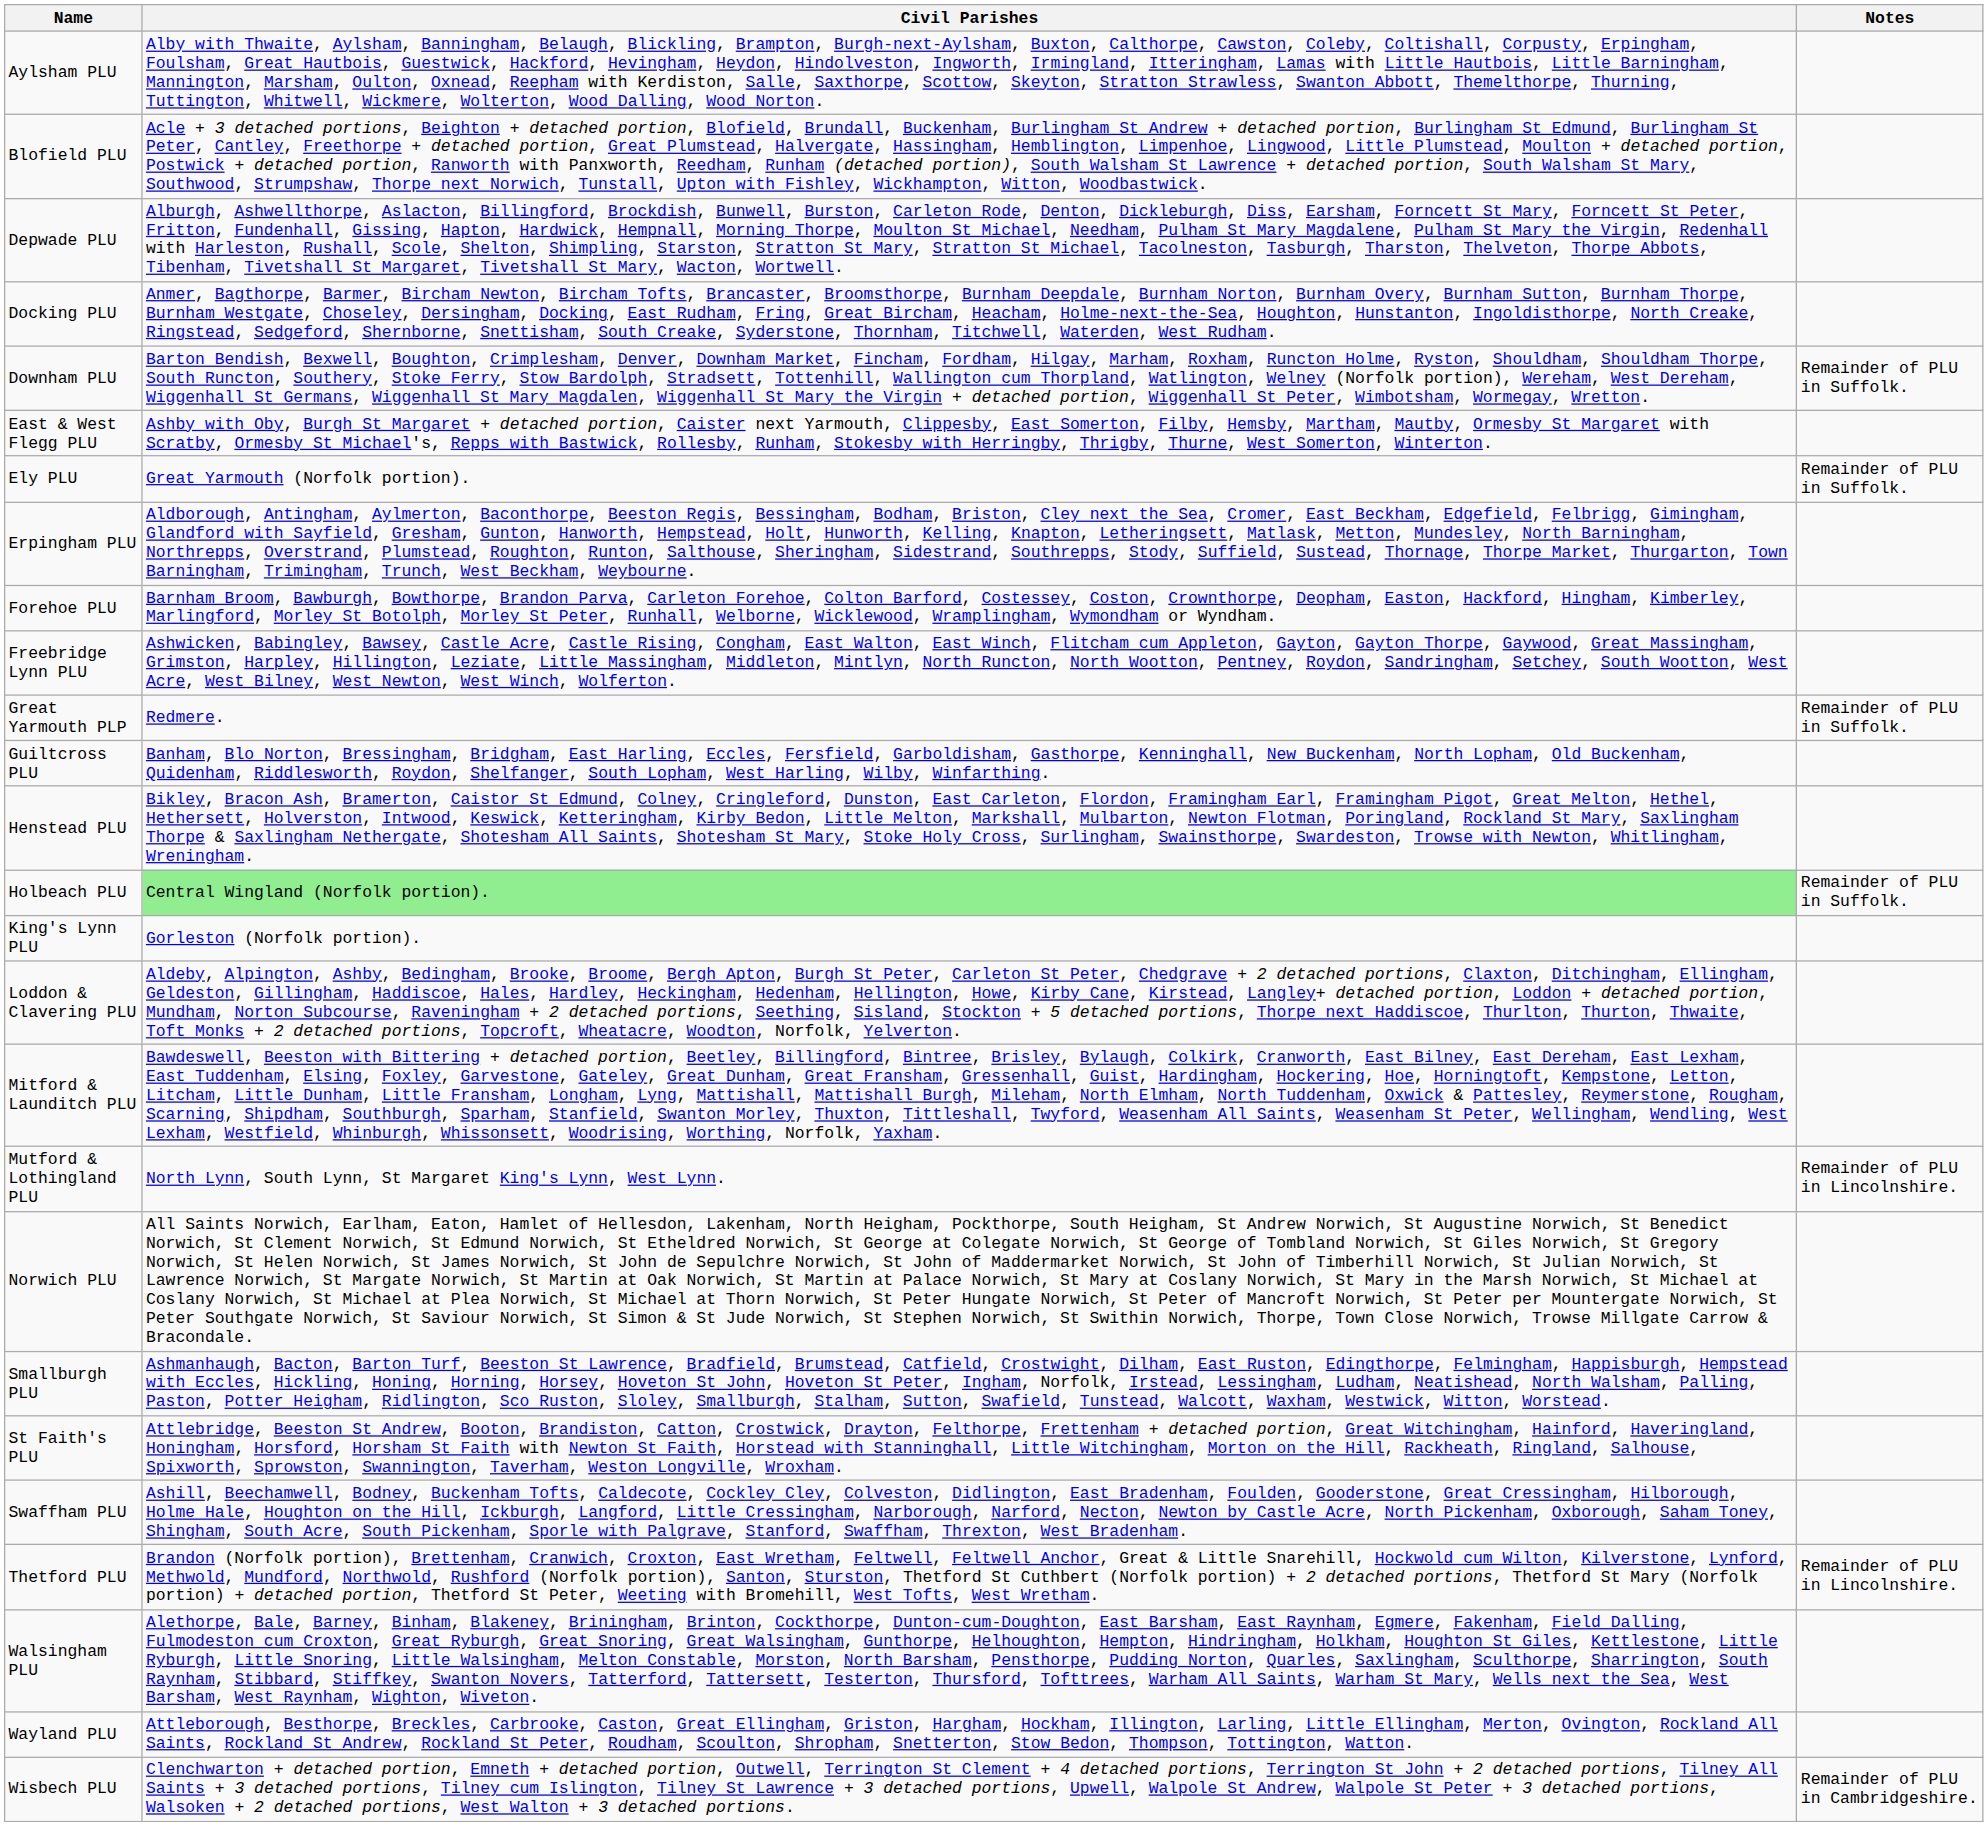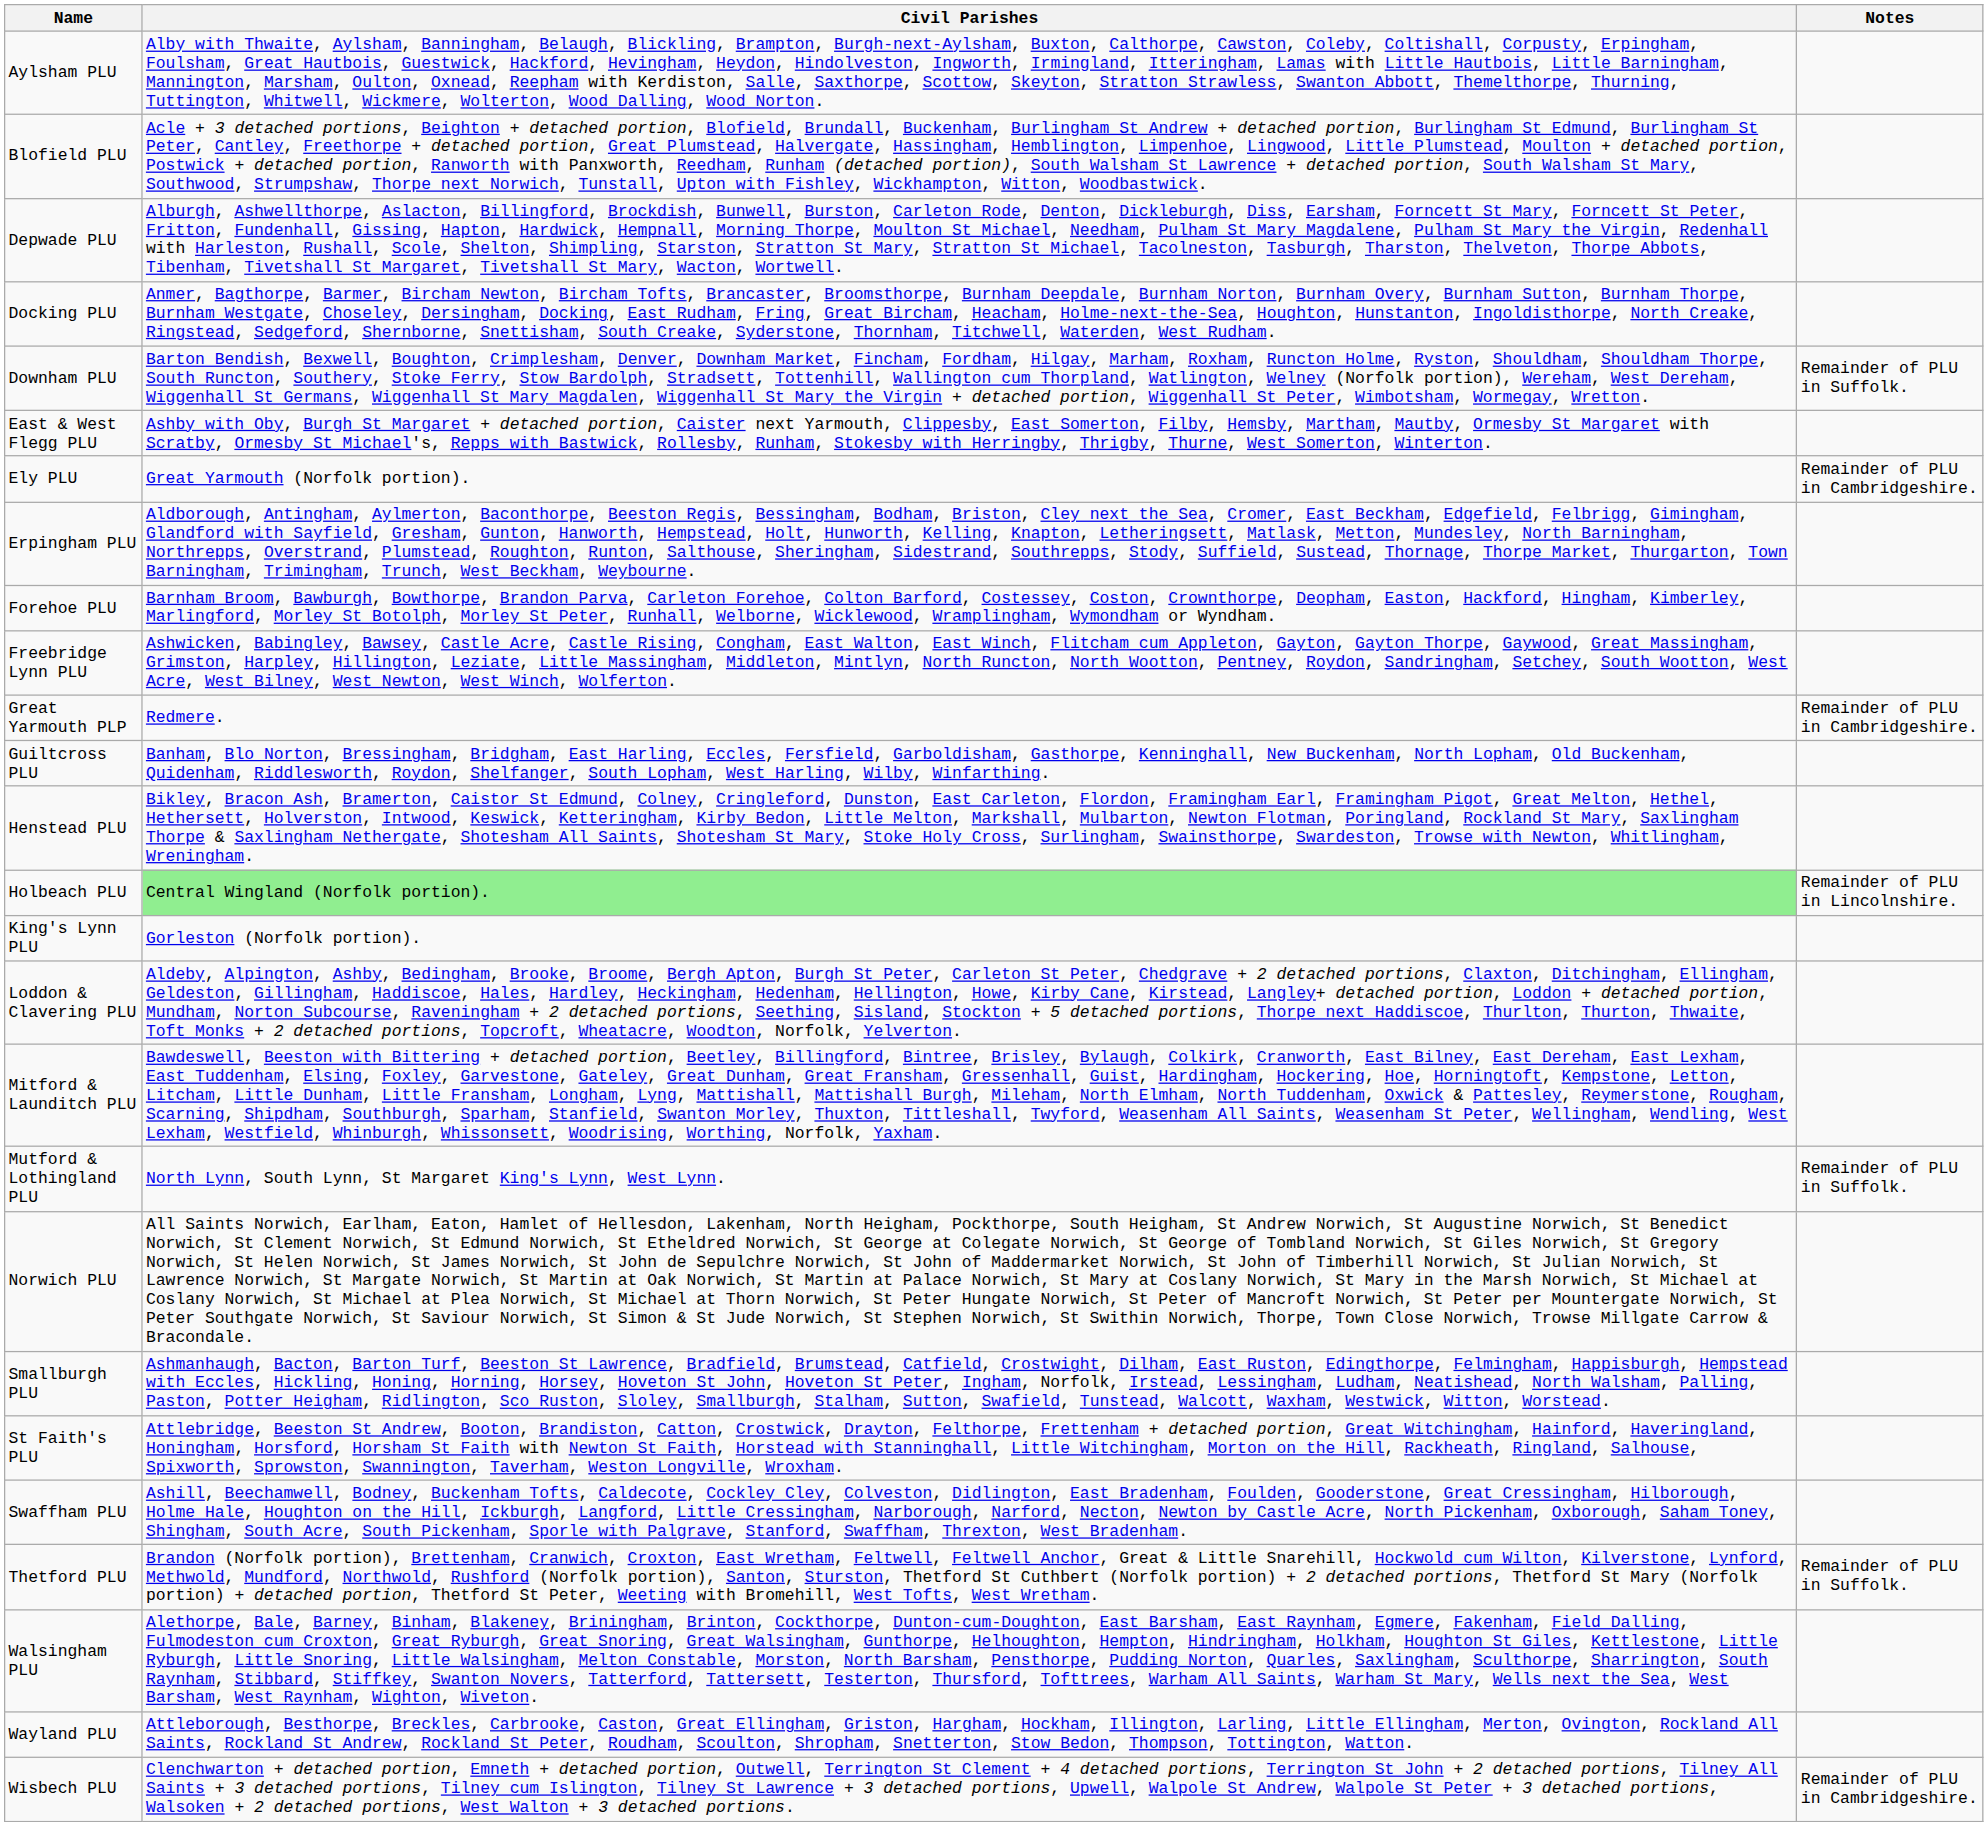(1879, 479) Remainder of PLU in Suffolk. -> (1889, 479) Remainder of PLU in Cambridgeshire.
(1879, 718) Remainder of PLU in Suffolk. -> (1889, 718) Remainder of PLU in Cambridgeshire.
(1879, 893) Remainder of PLU in Suffolk. -> (1879, 893) Remainder of PLU in Lincolnshire.
(1879, 1179) Remainder of PLU in Lincolnshire. -> (1879, 1179) Remainder of PLU in Suffolk.
(1879, 1577) Remainder of PLU in Lincolnshire. -> (1879, 1577) Remainder of PLU in Suffolk.
